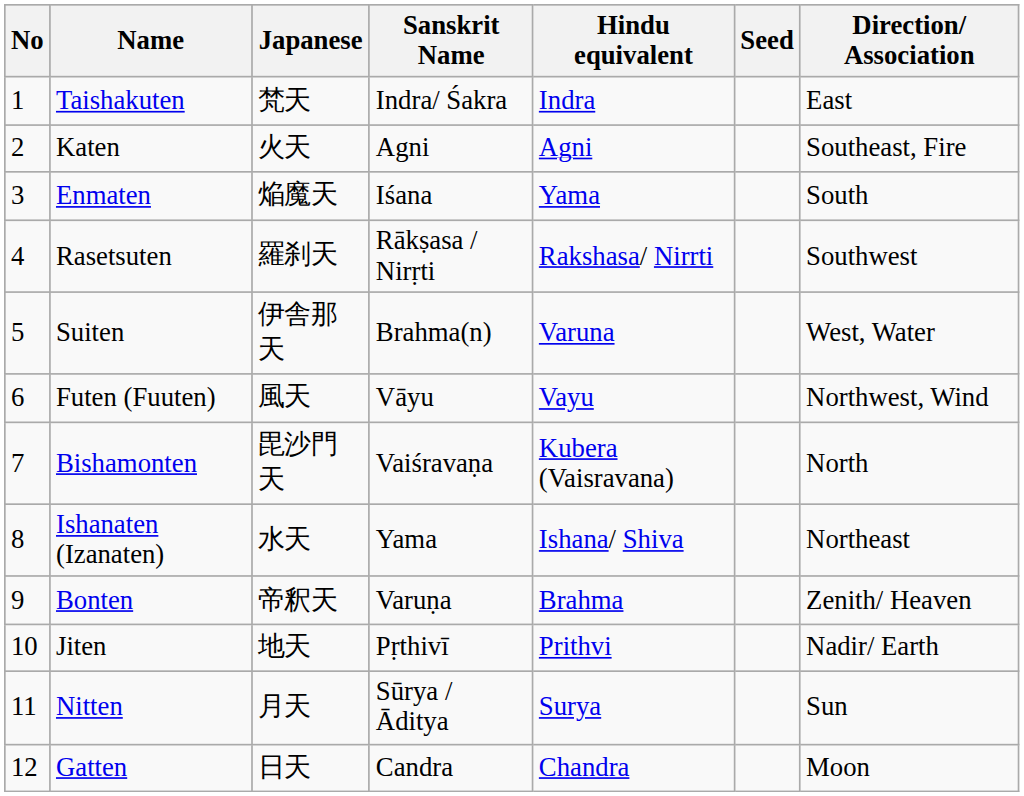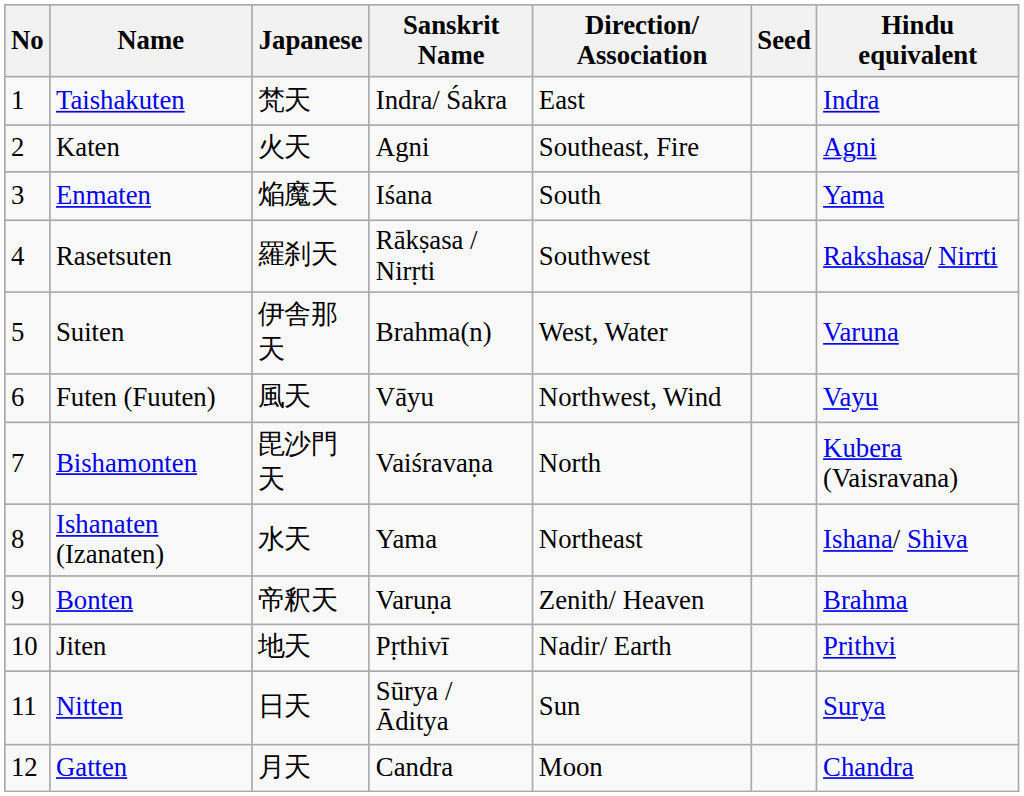columns swapped: (633, 40) <-> (909, 40)
(284, 706) 月天 -> (284, 706) 日天
(284, 766) 日天 -> (284, 766) 月天
